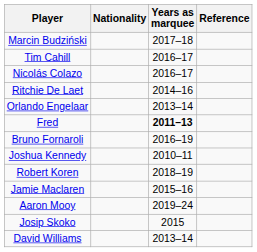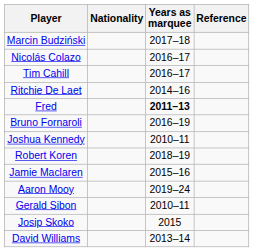rows swapped: (47, 57) <-> (47, 73)
- row: (47, 106)
+ row: (46, 205)
